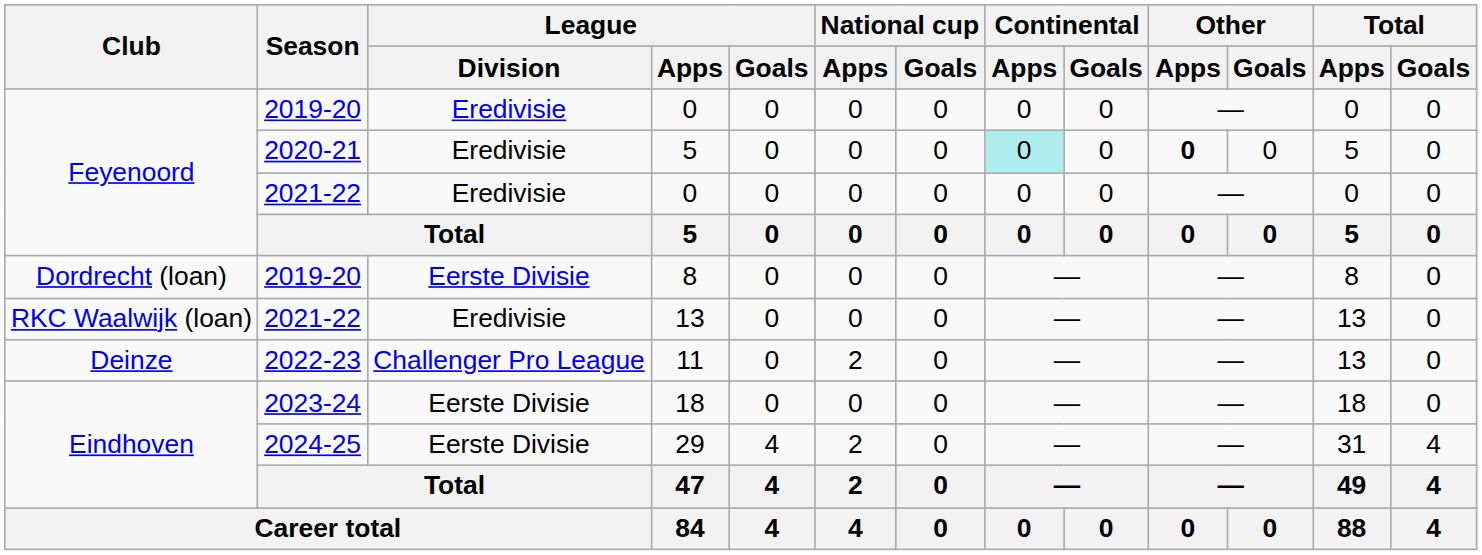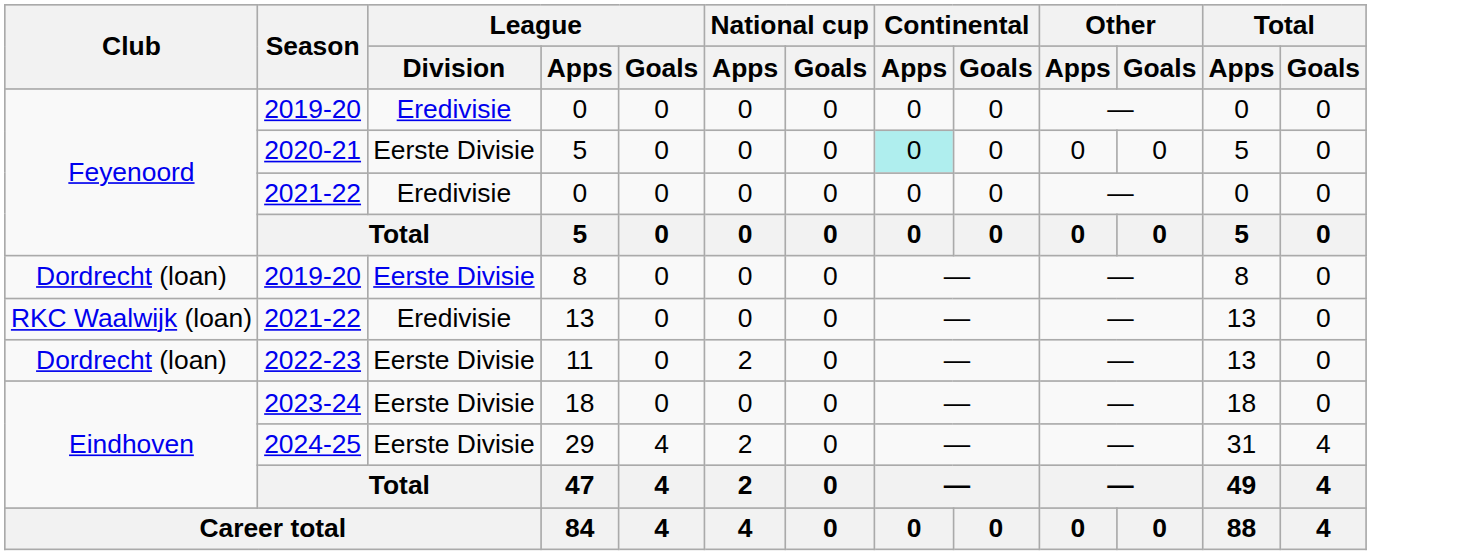(509, 151) Eredivisie -> (454, 151) Eerste Divisie
(1188, 151) bold -> (1078, 151) normal
(131, 360) Deinze -> (131, 360) Dordrecht (loan)
(509, 360) Challenger Pro League -> (454, 360) Eerste Divisie
